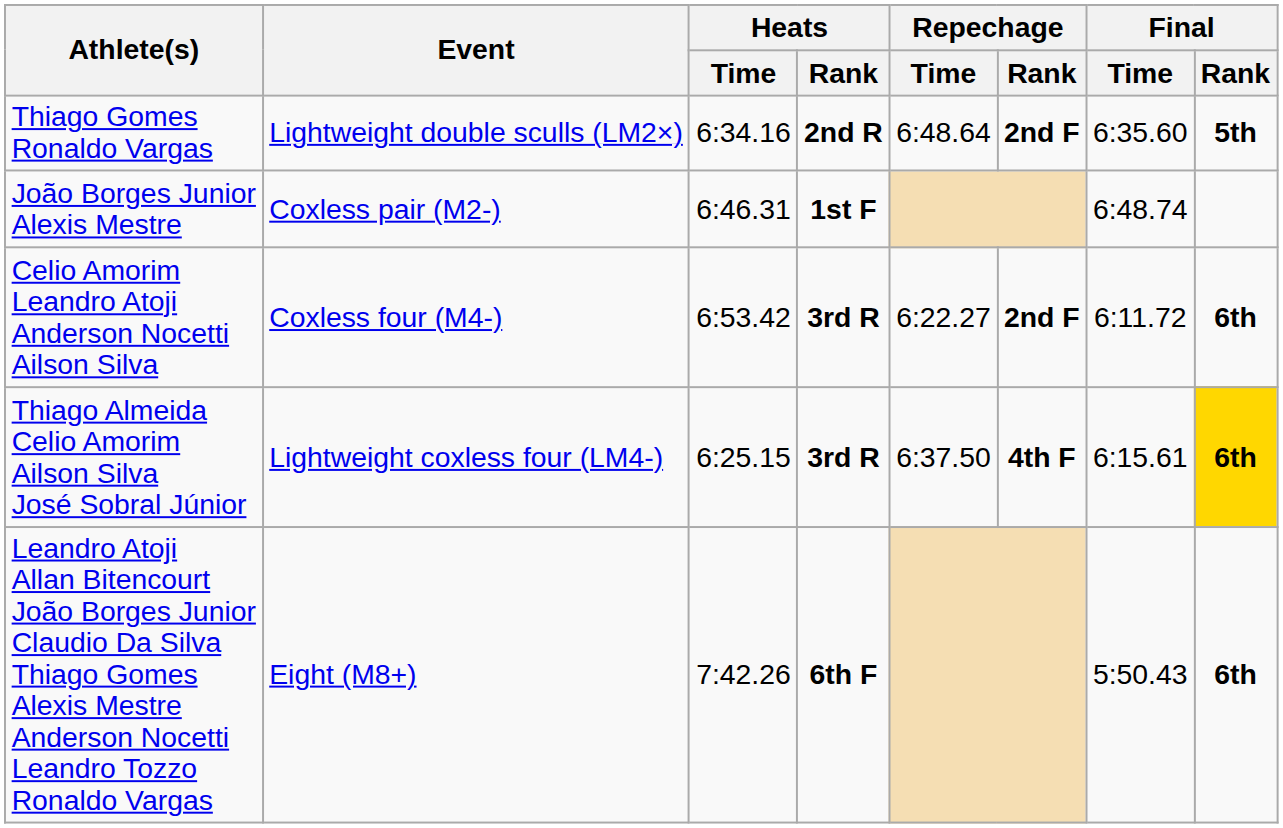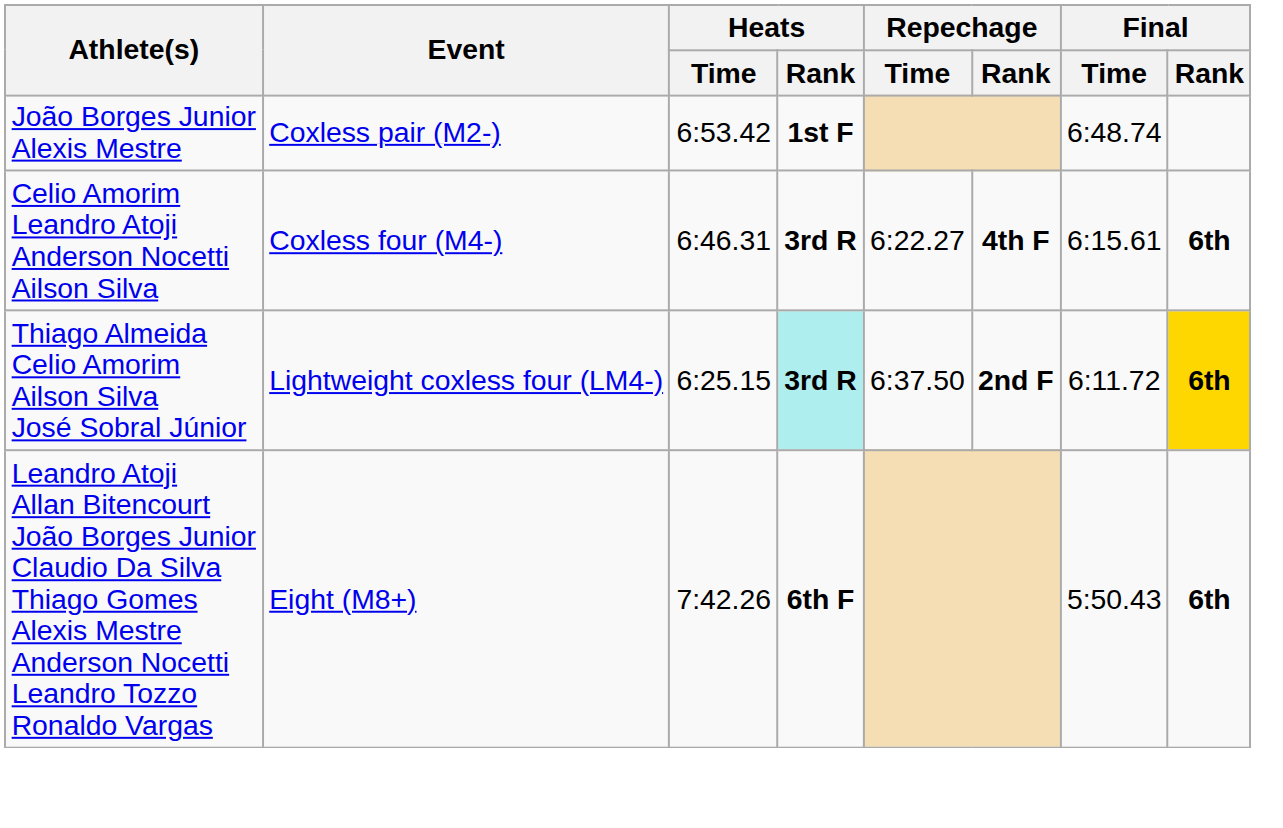- row: (112, 133)
(743, 210) 6:46.31 -> (724, 133) 6:53.42
(743, 317) 6:53.42 -> (724, 241) 6:46.31
(1042, 317) 2nd F -> (1016, 241) 4th F
(1140, 317) 6:11.72 -> (1114, 241) 6:15.61
(843, 457) no background -> (821, 380) paleturquoise background
(1042, 457) 4th F -> (1016, 380) 2nd F
(1140, 457) 6:15.61 -> (1114, 380) 6:11.72
